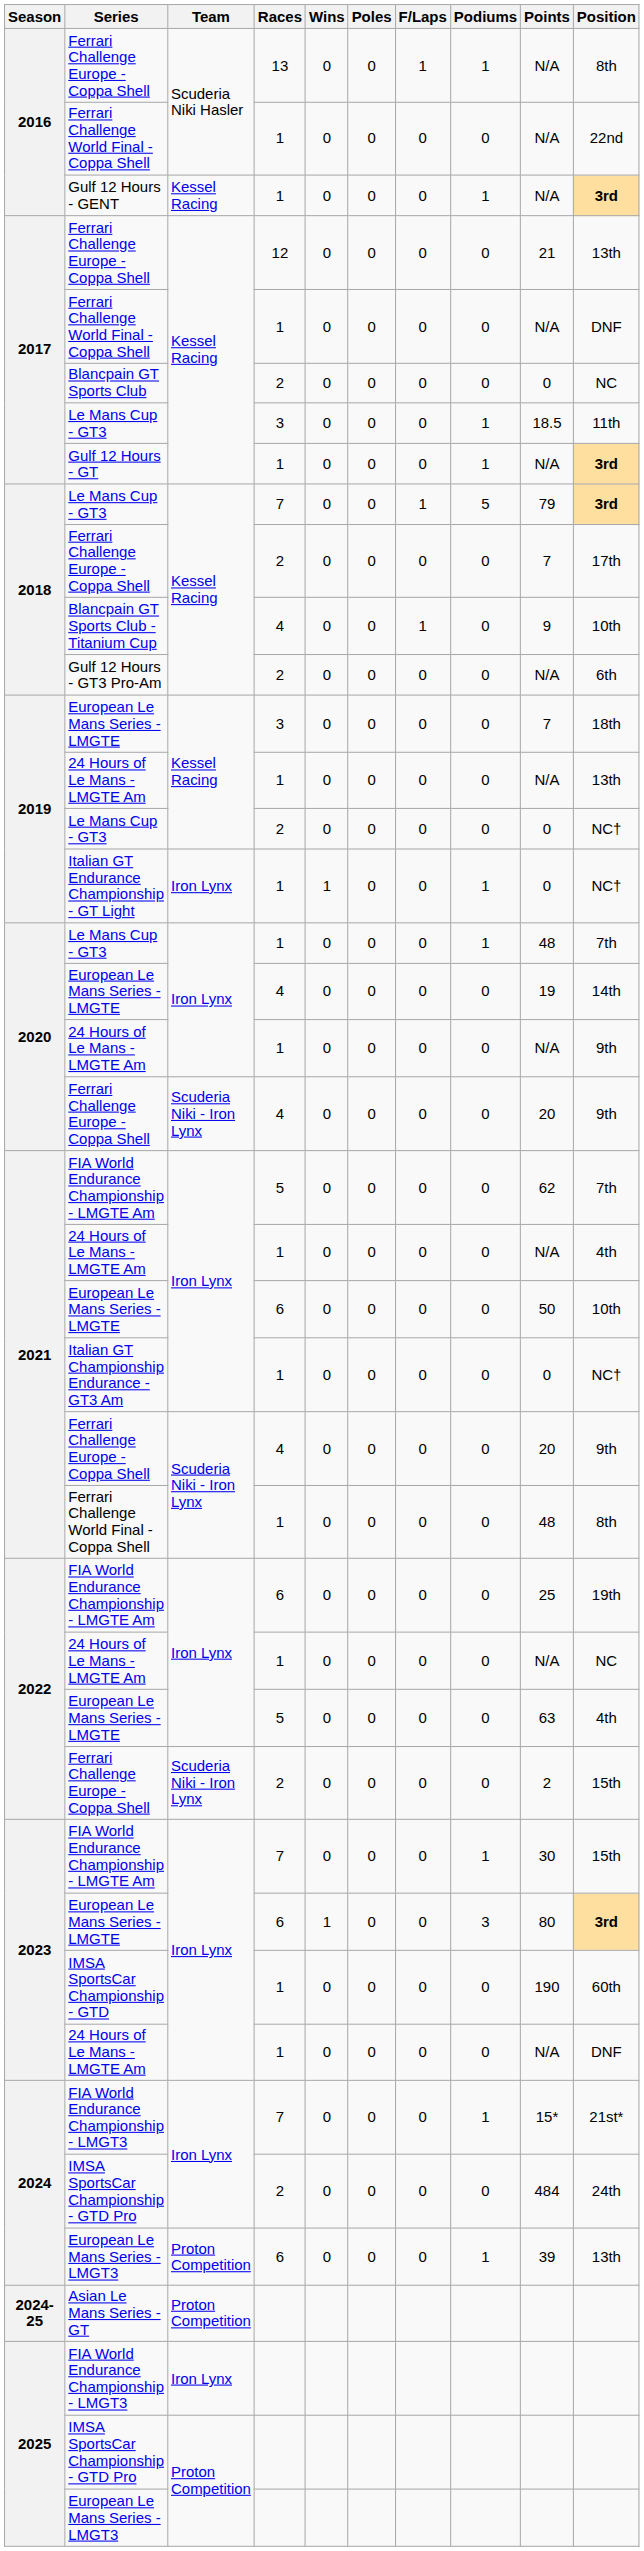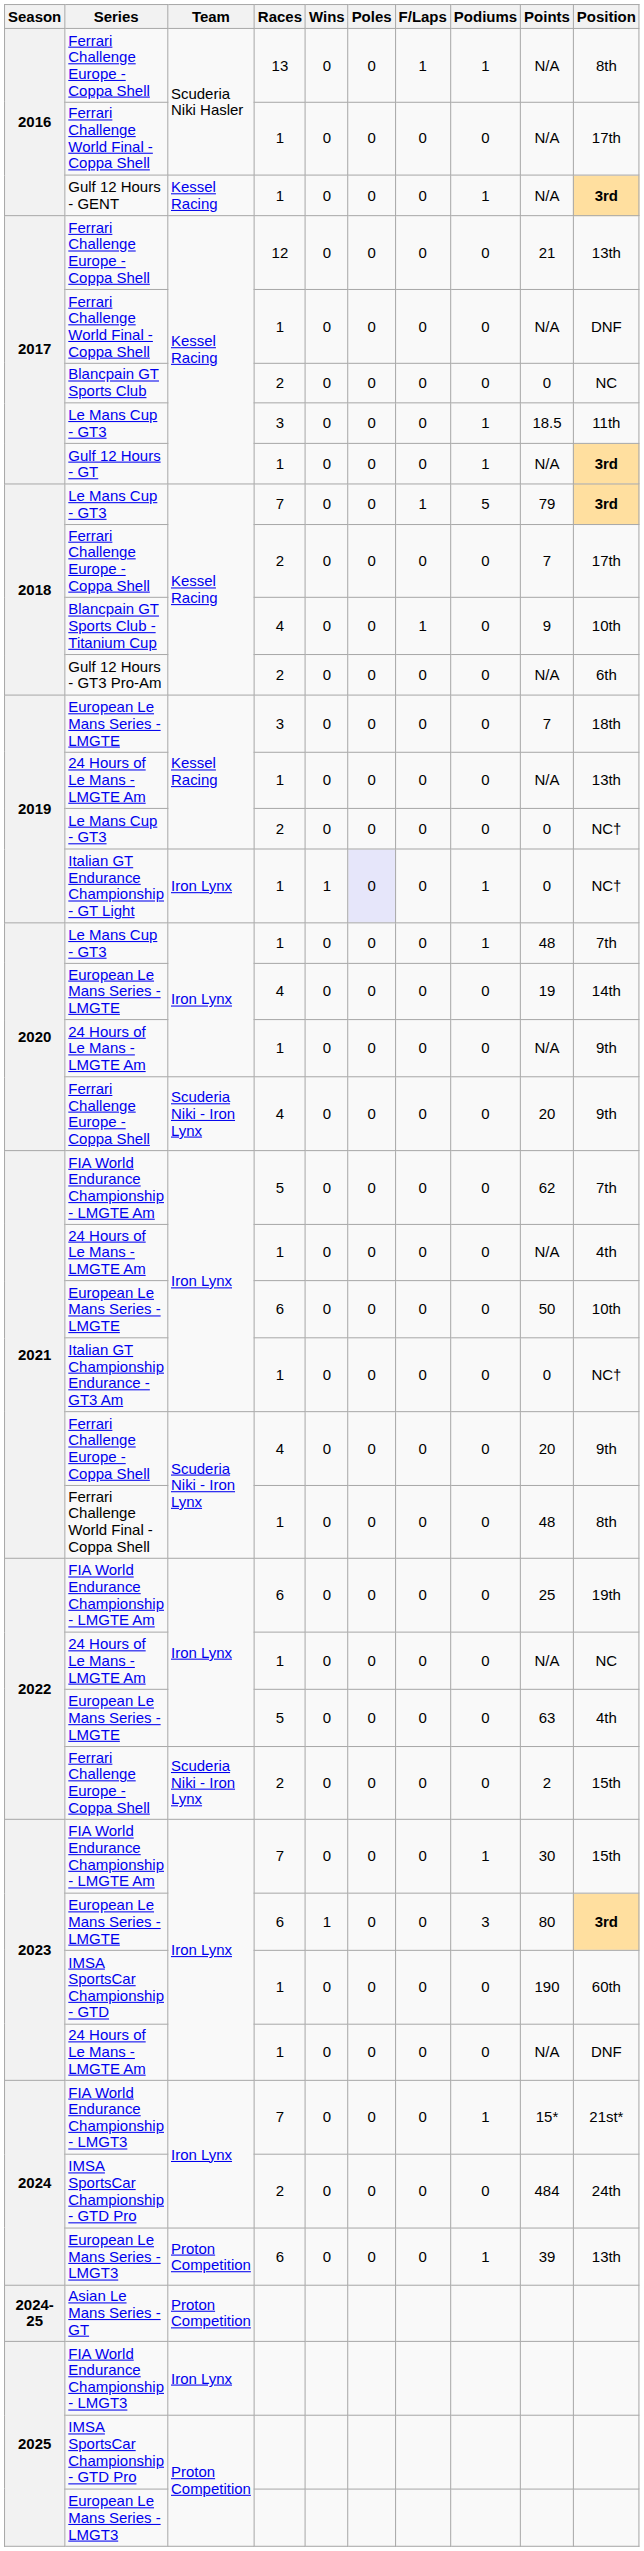(606, 139) 22nd -> (606, 139) 17th
(372, 886) no background -> (372, 886) lavender background
